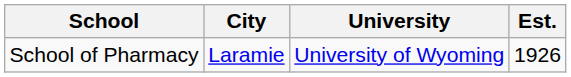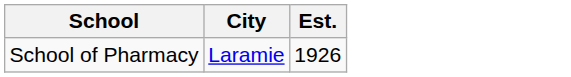- column: (399, 21)
